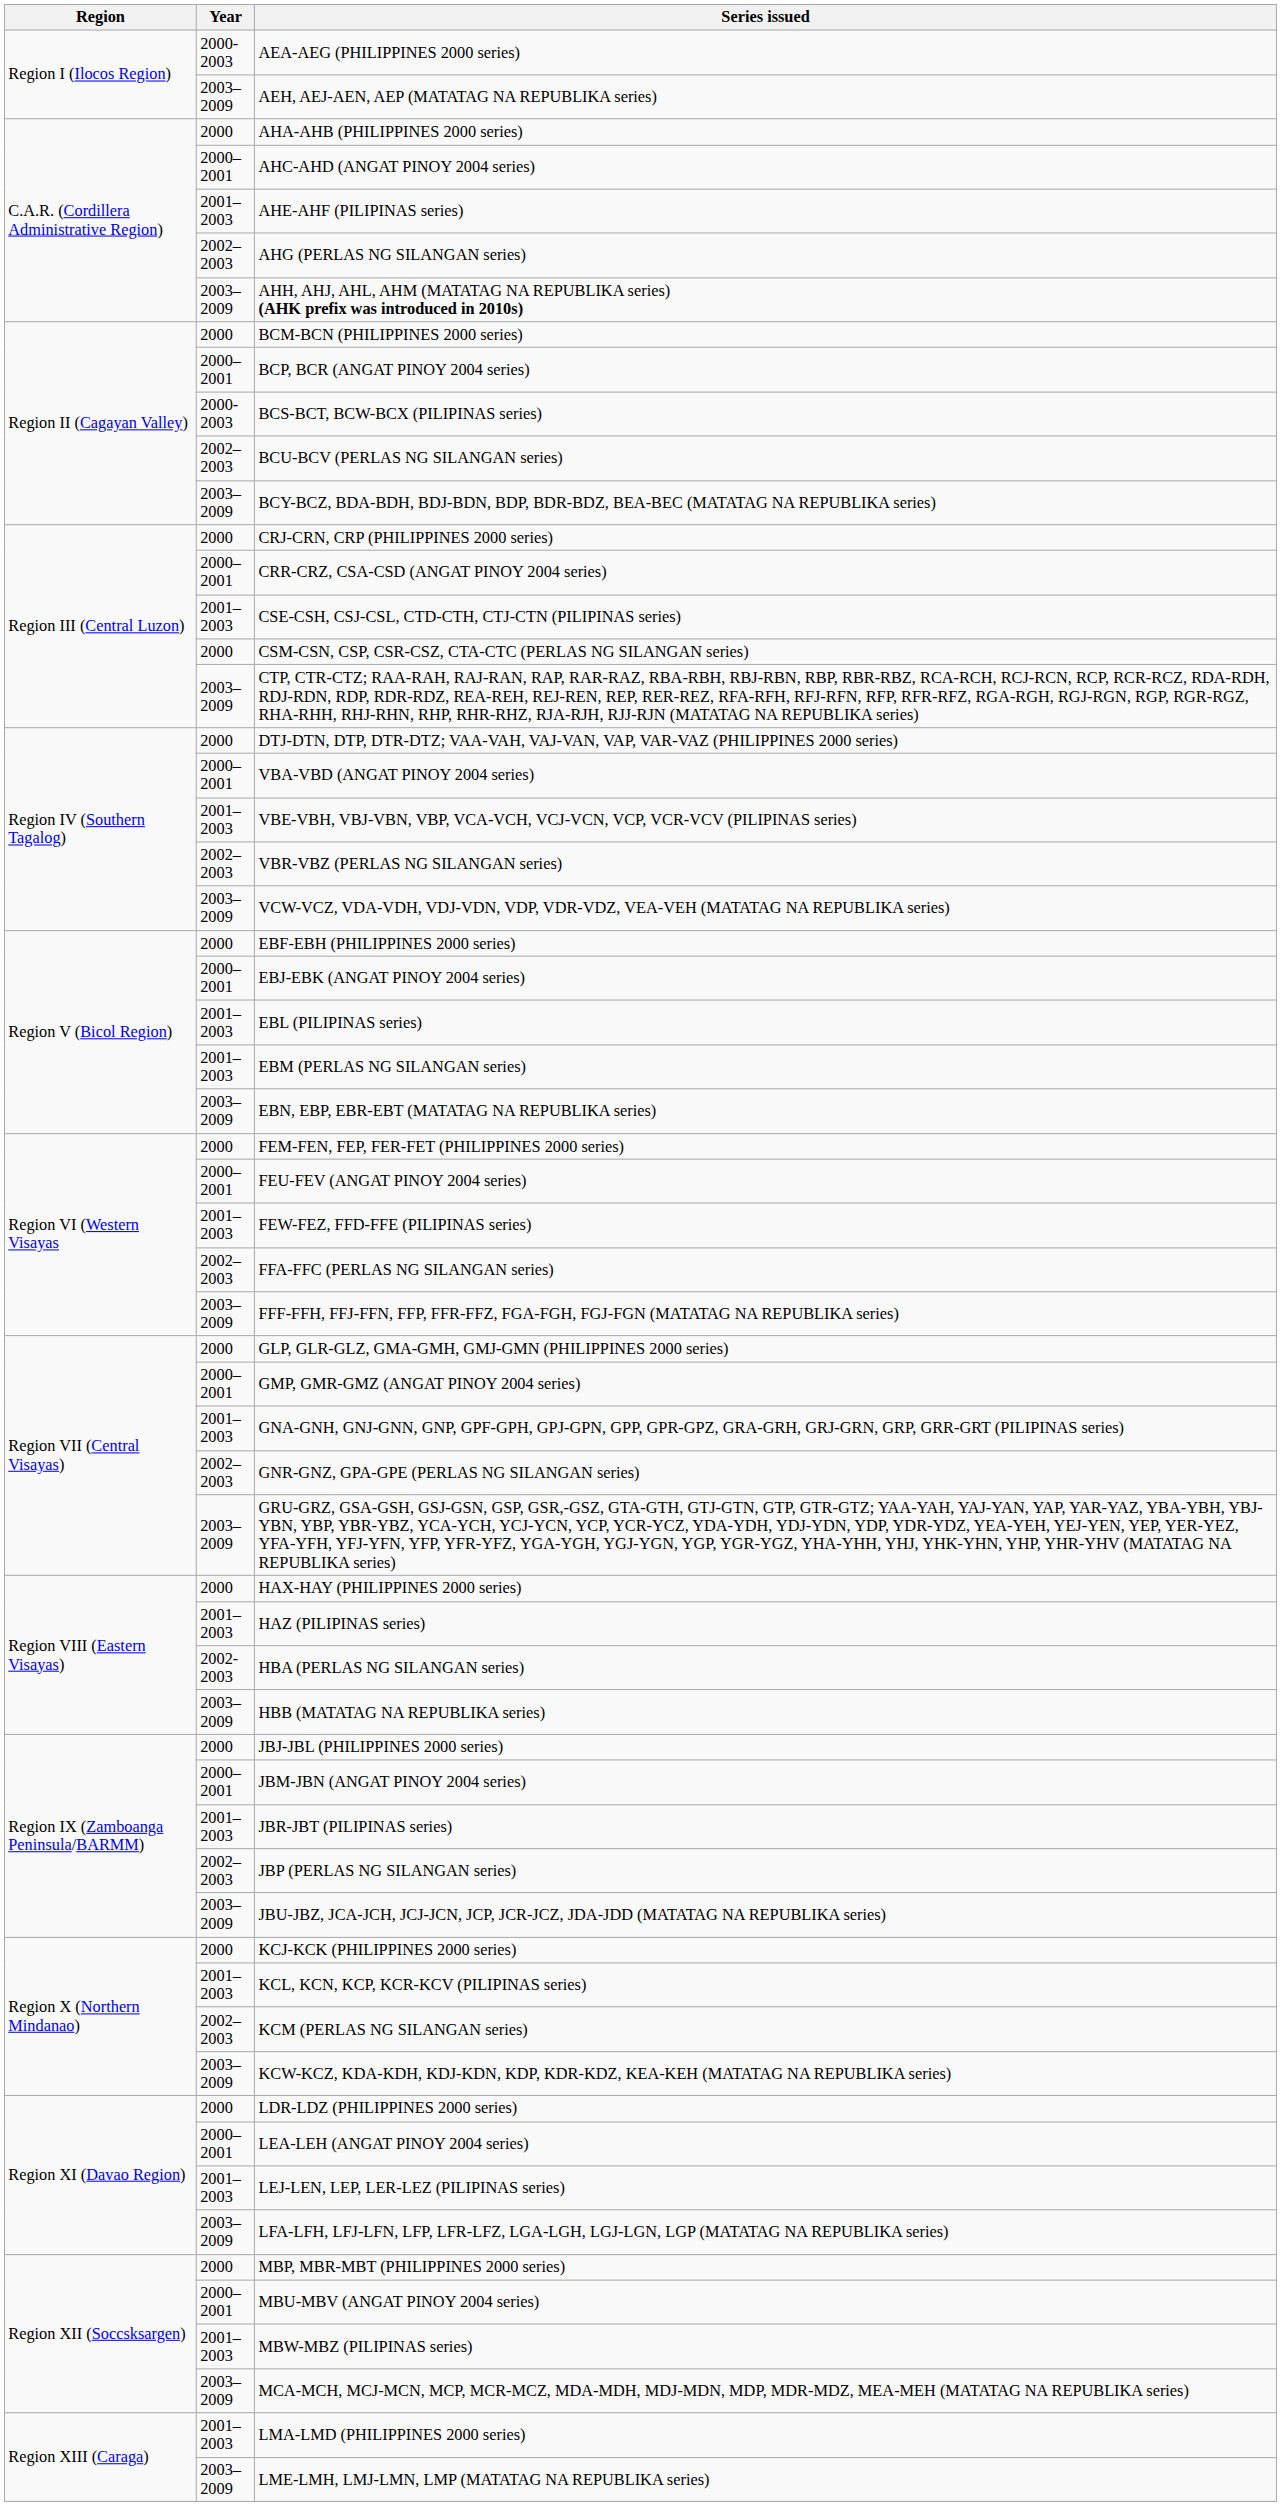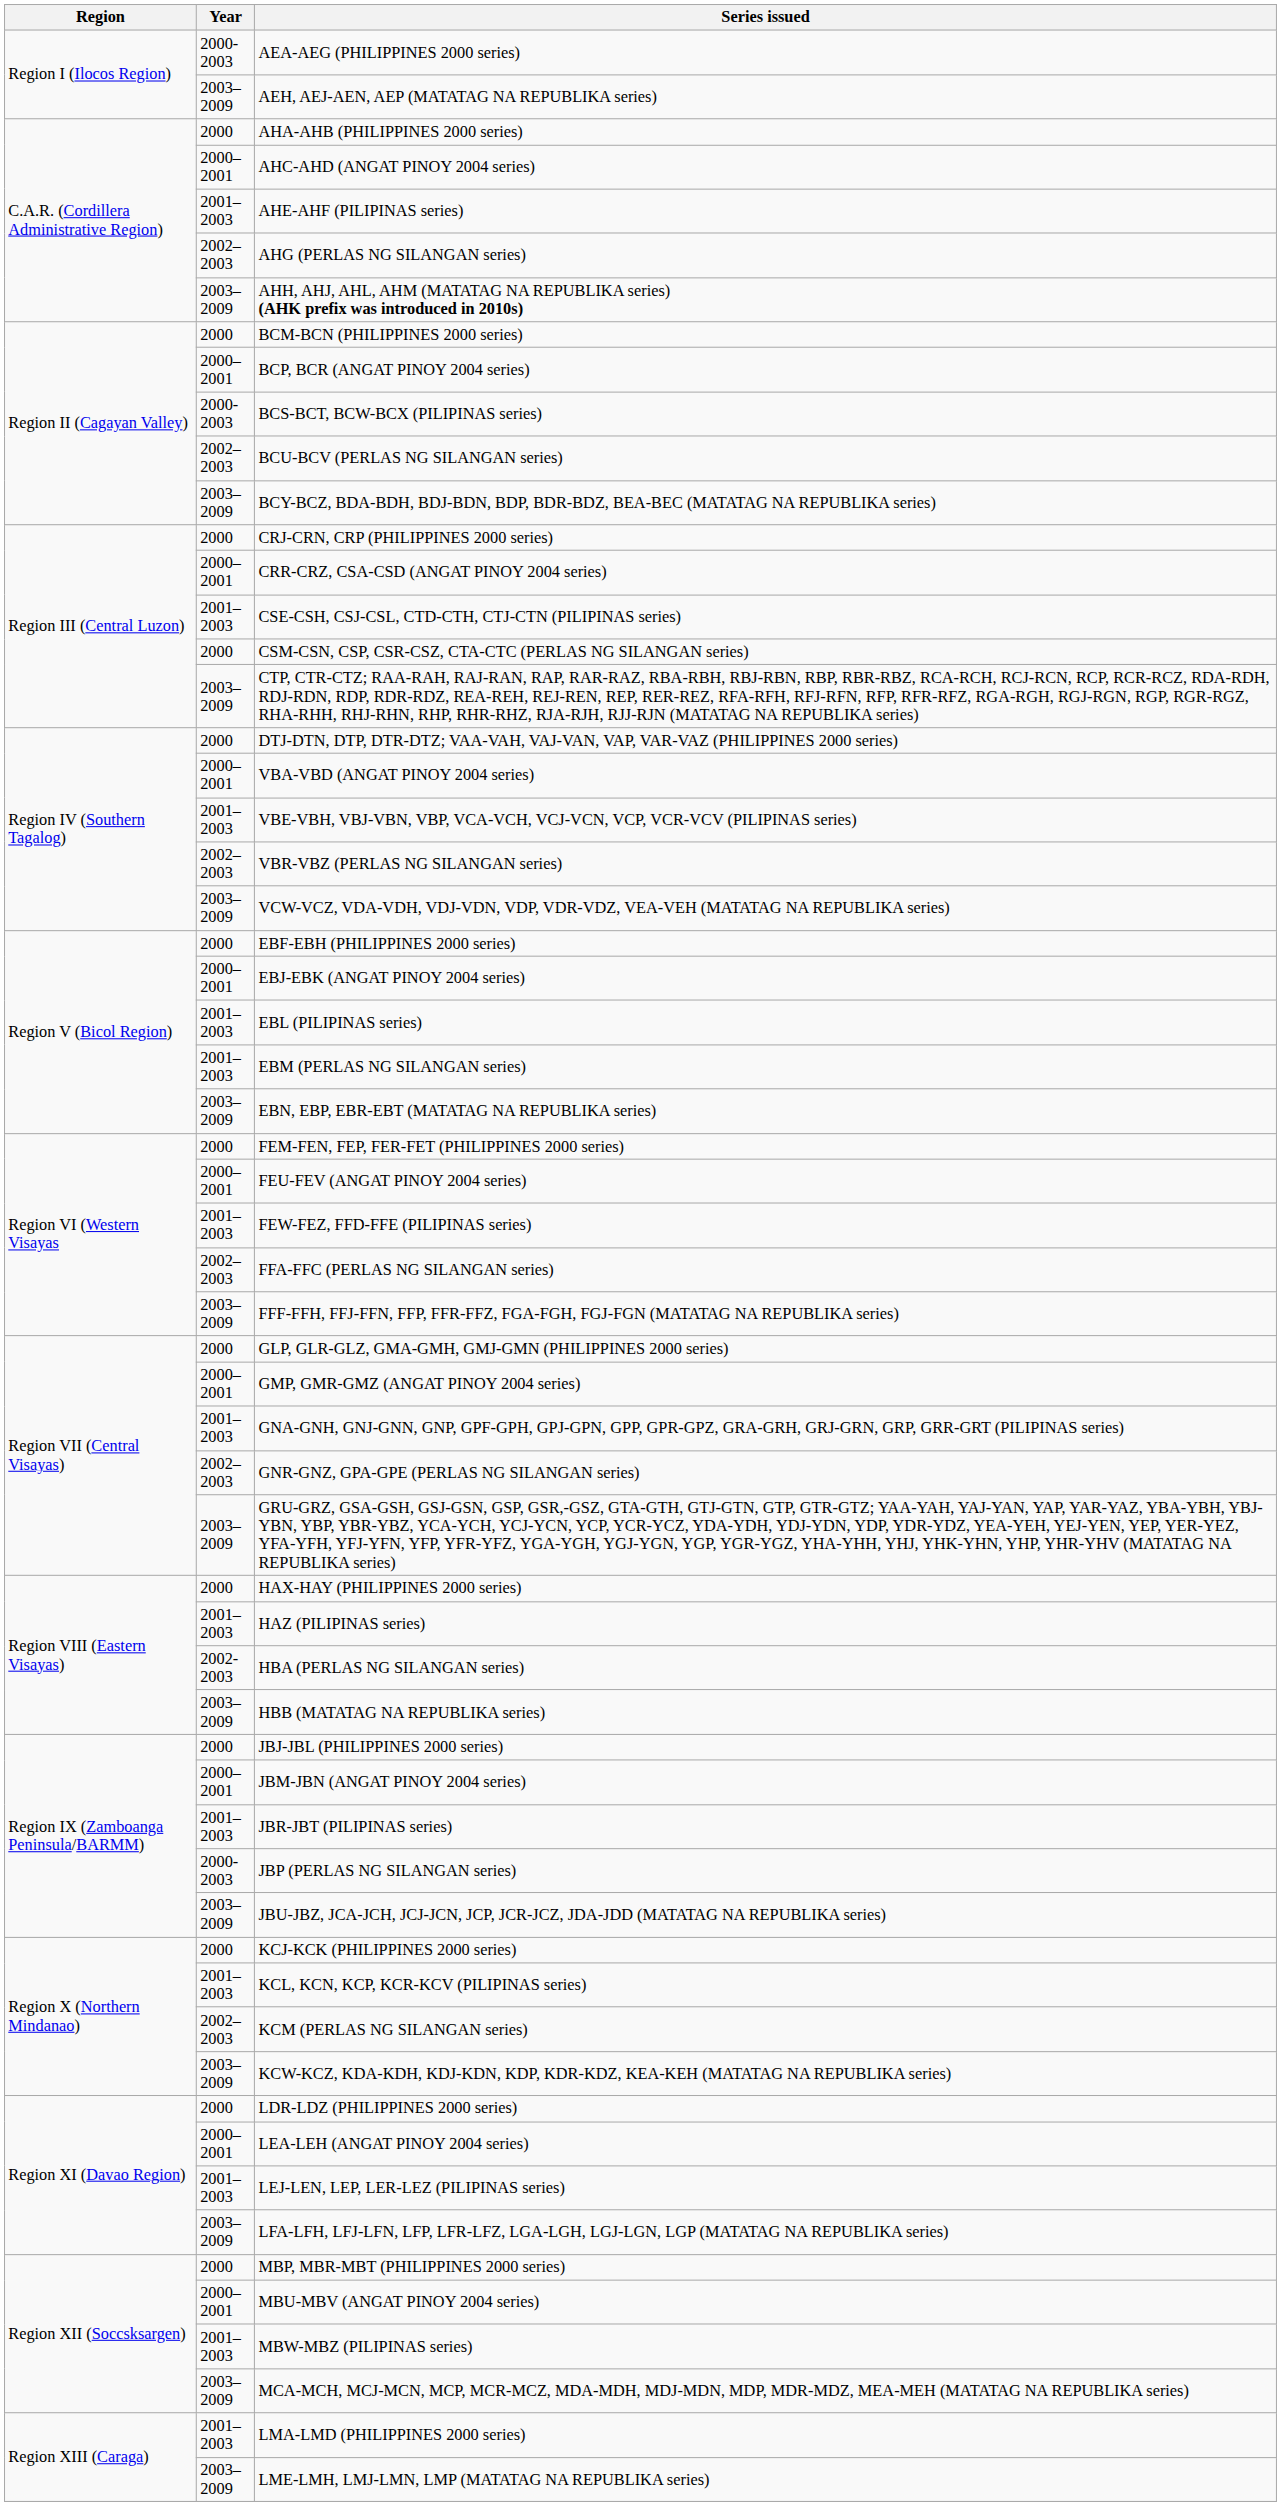(221, 1870) 2002–2003 -> (219, 1870) 2000-2003
